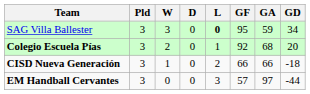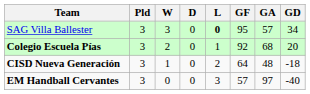(268, 30) 59 -> (268, 30) 57
(243, 64) 66 -> (243, 64) 64
(268, 64) 66 -> (268, 64) 48
(293, 81) -44 -> (293, 81) -40
